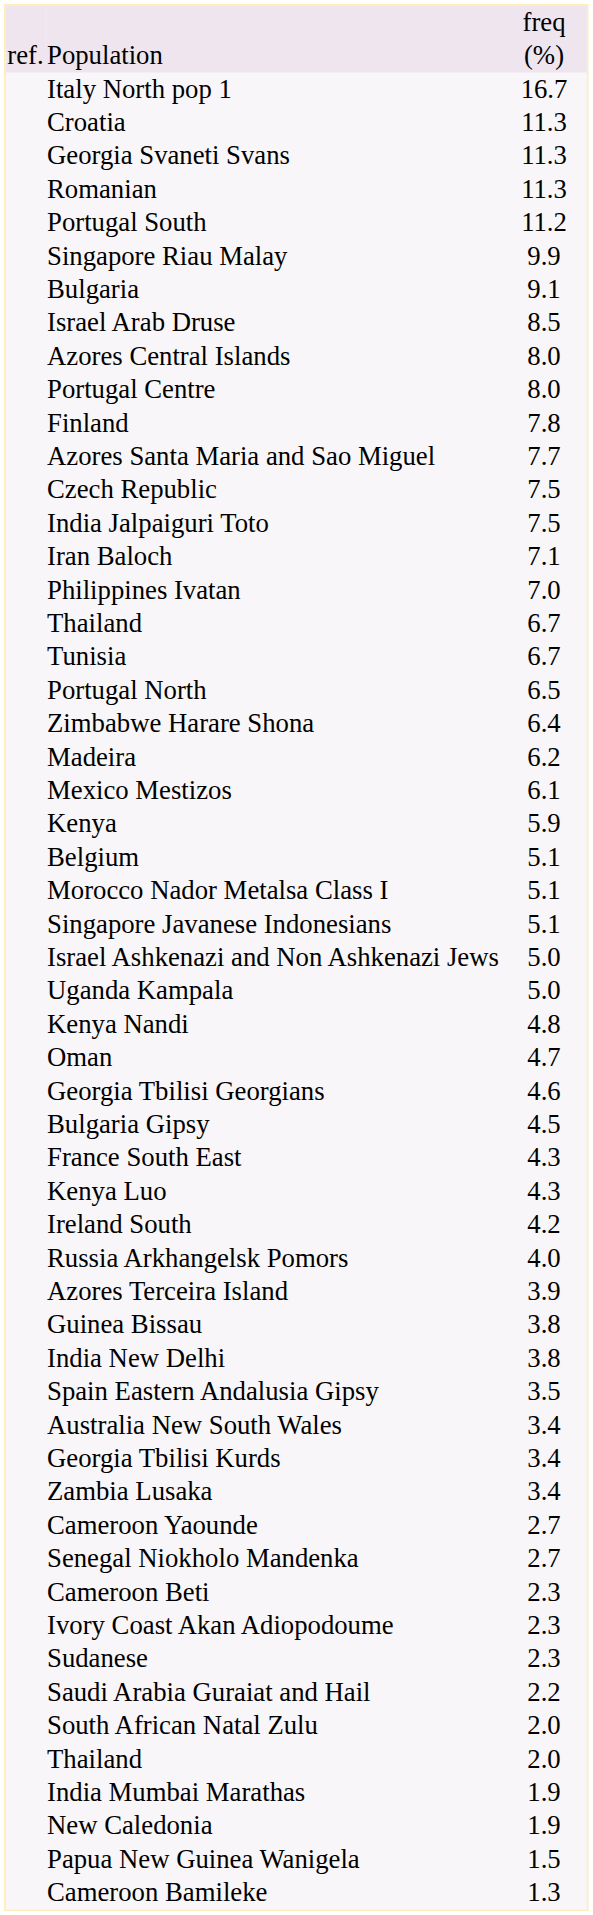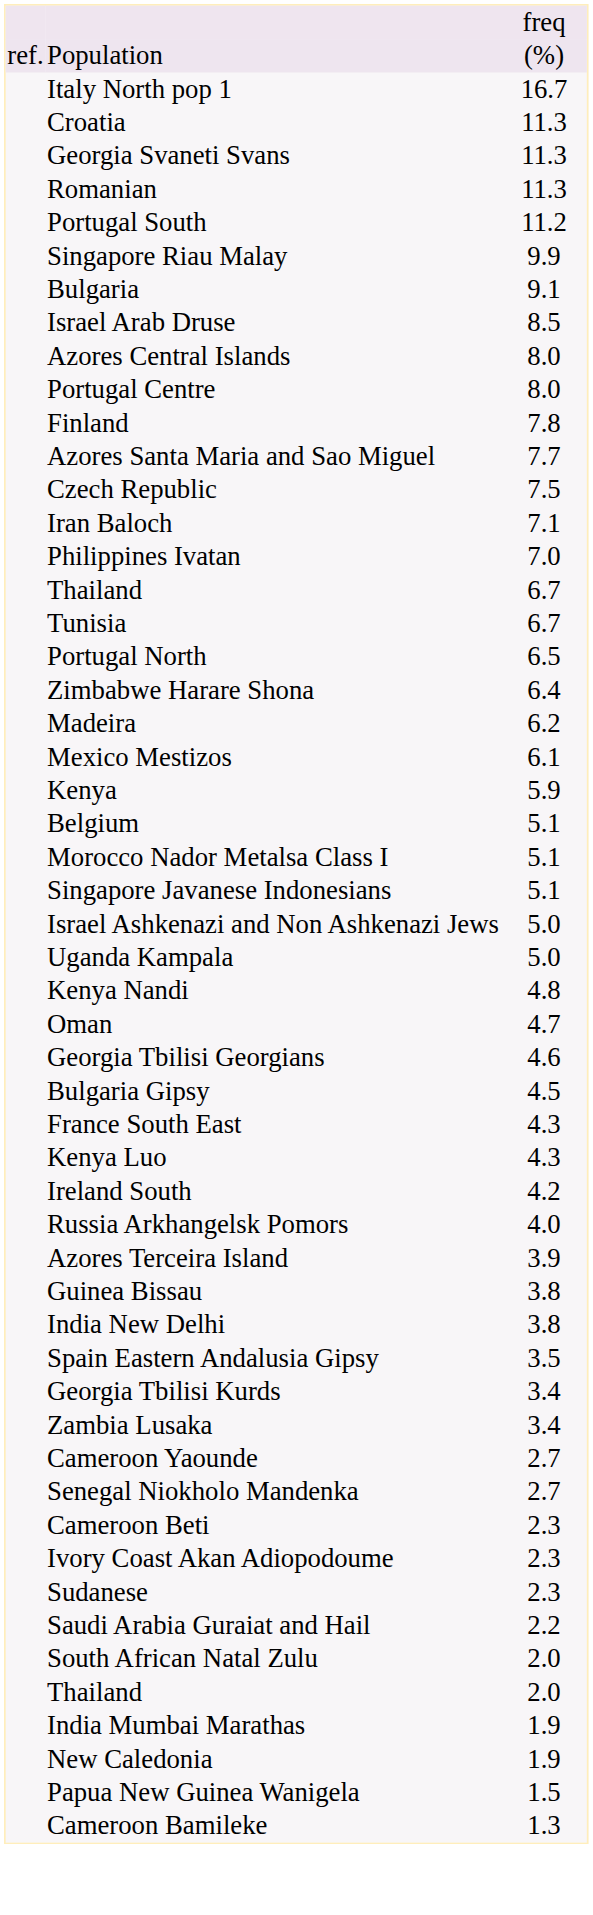- row: (158, 523)
- row: (194, 1424)
